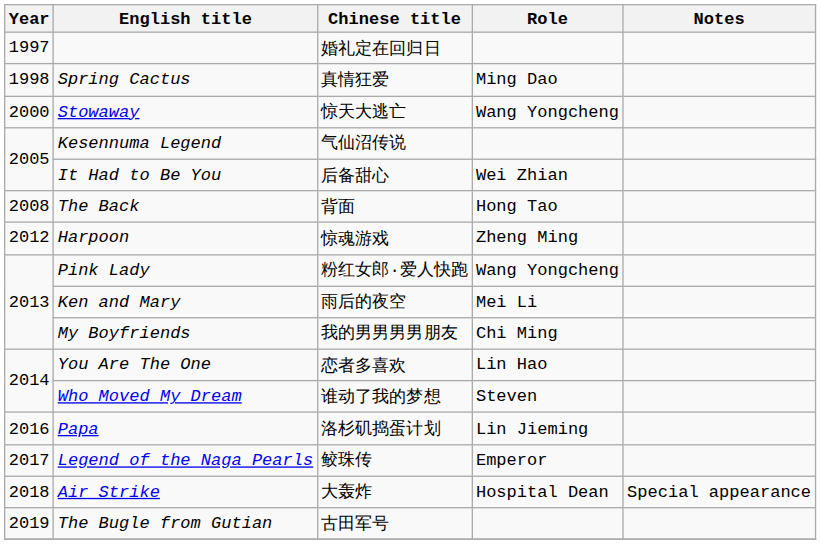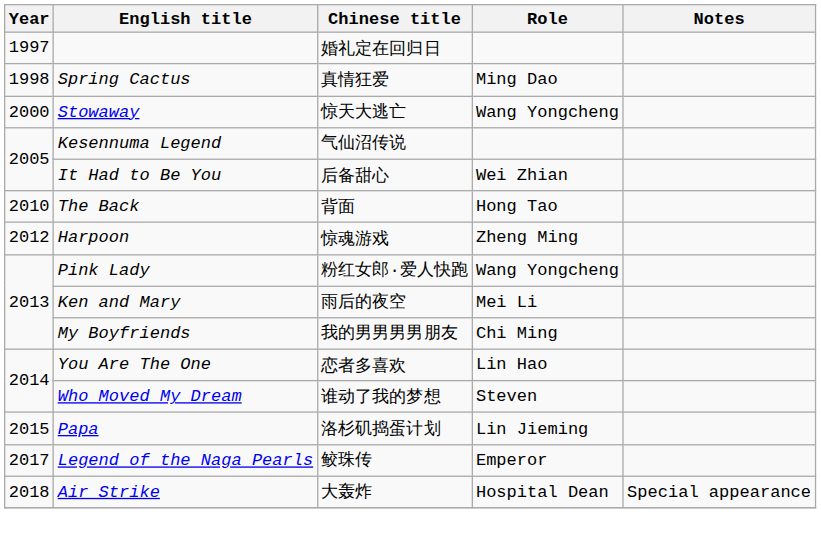(29, 207) 2008 -> (29, 207) 2010
(29, 428) 2016 -> (29, 428) 2015
- row: (165, 524)
